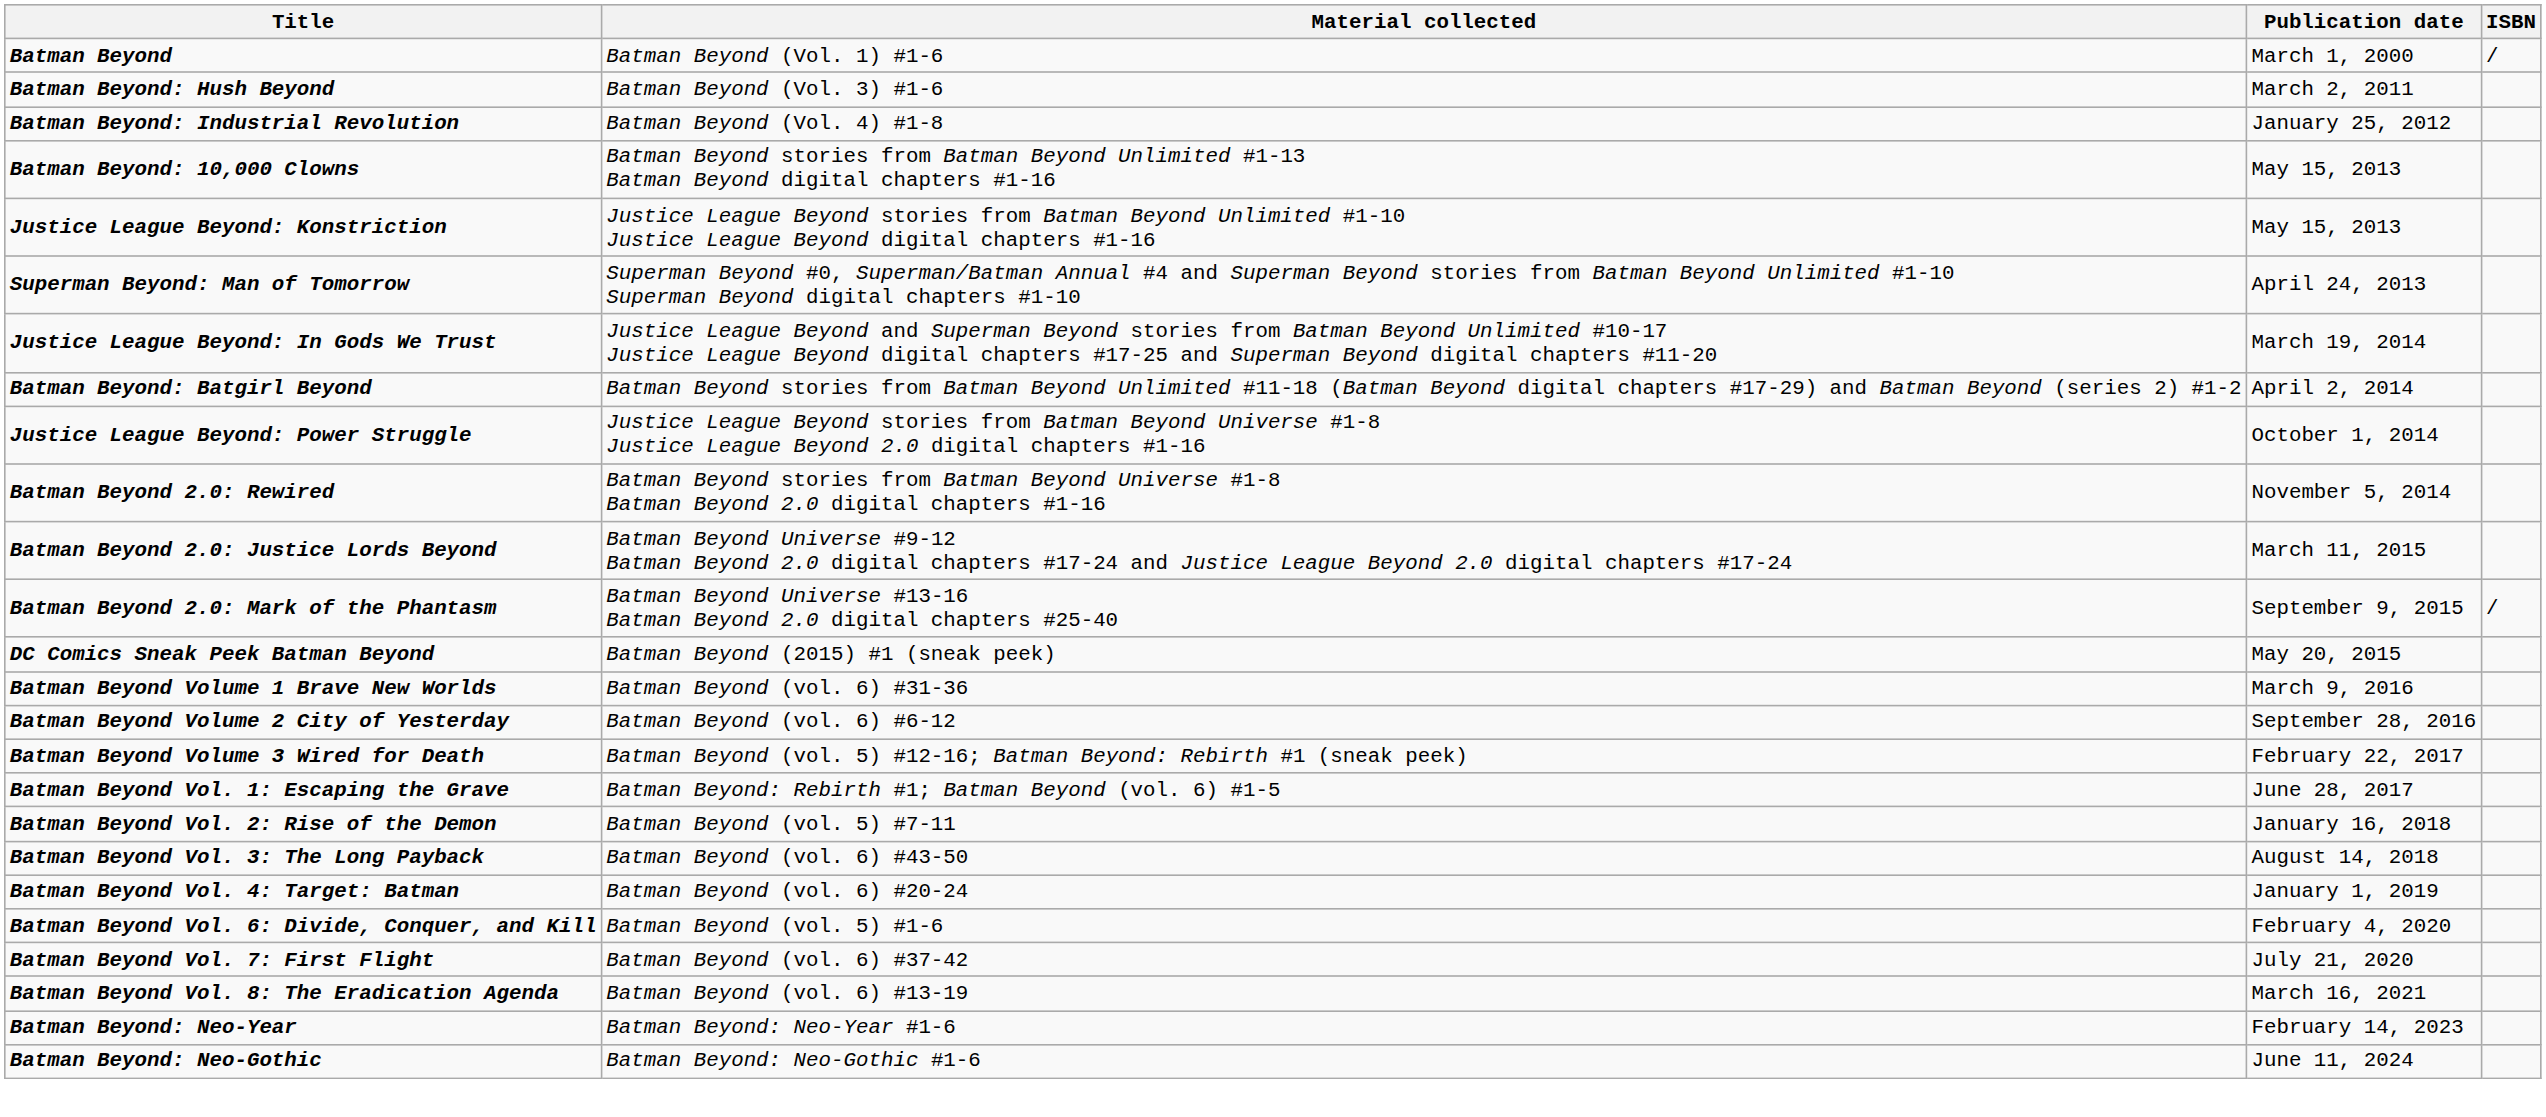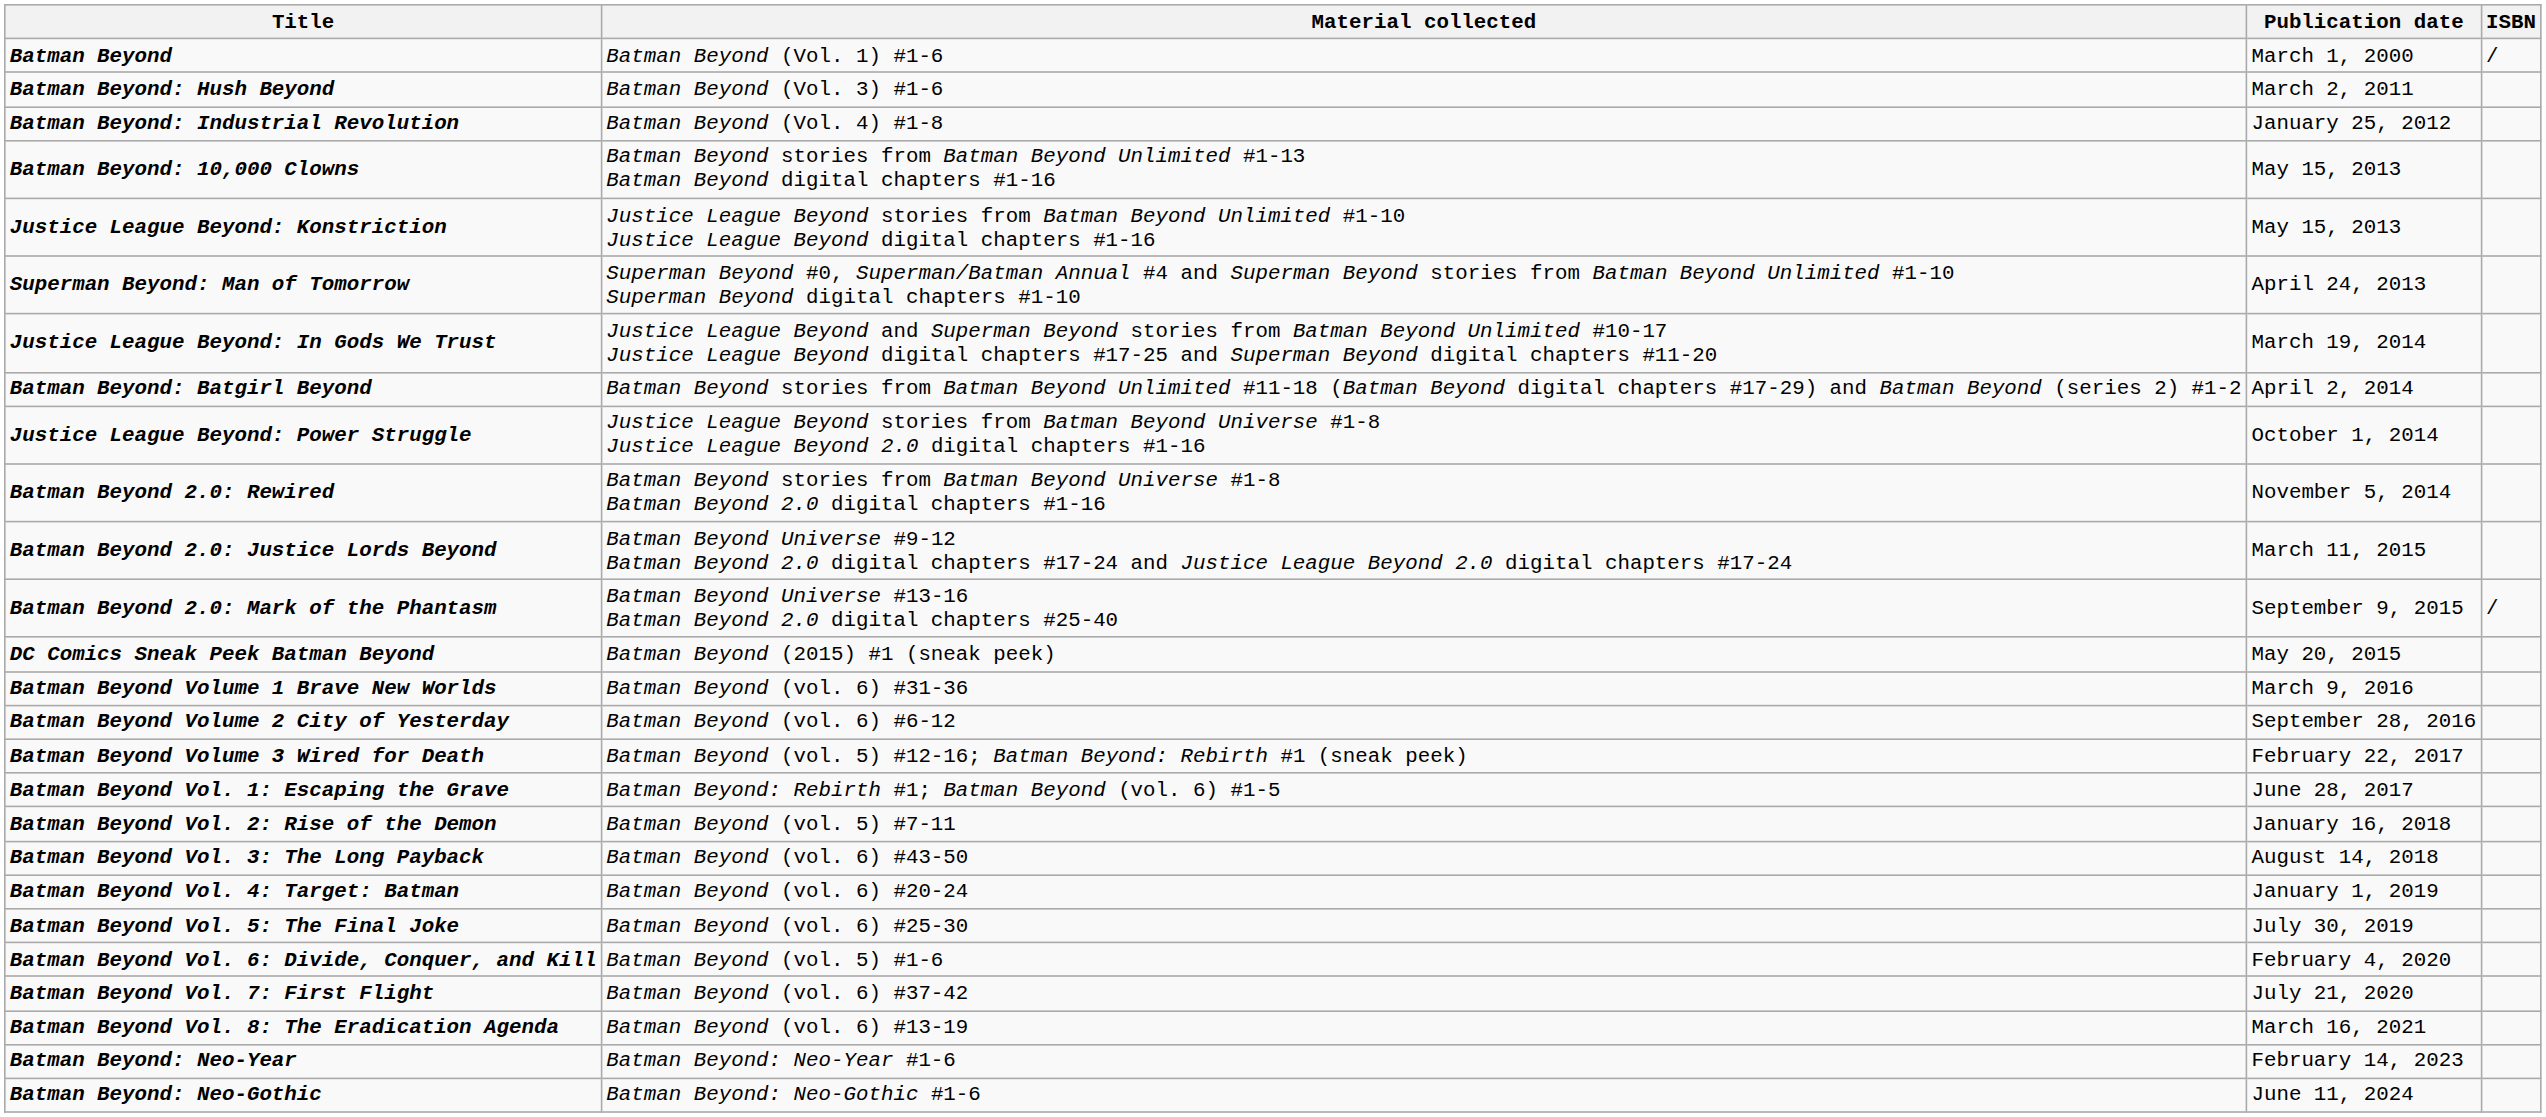+ row: (234, 926)
